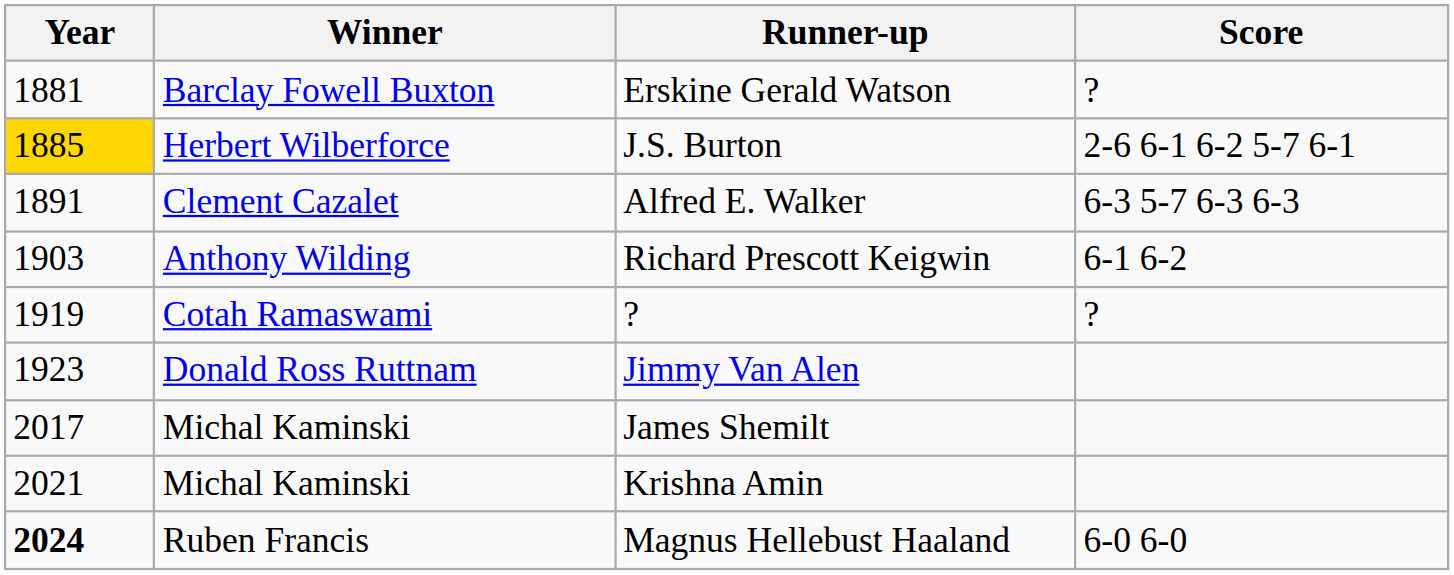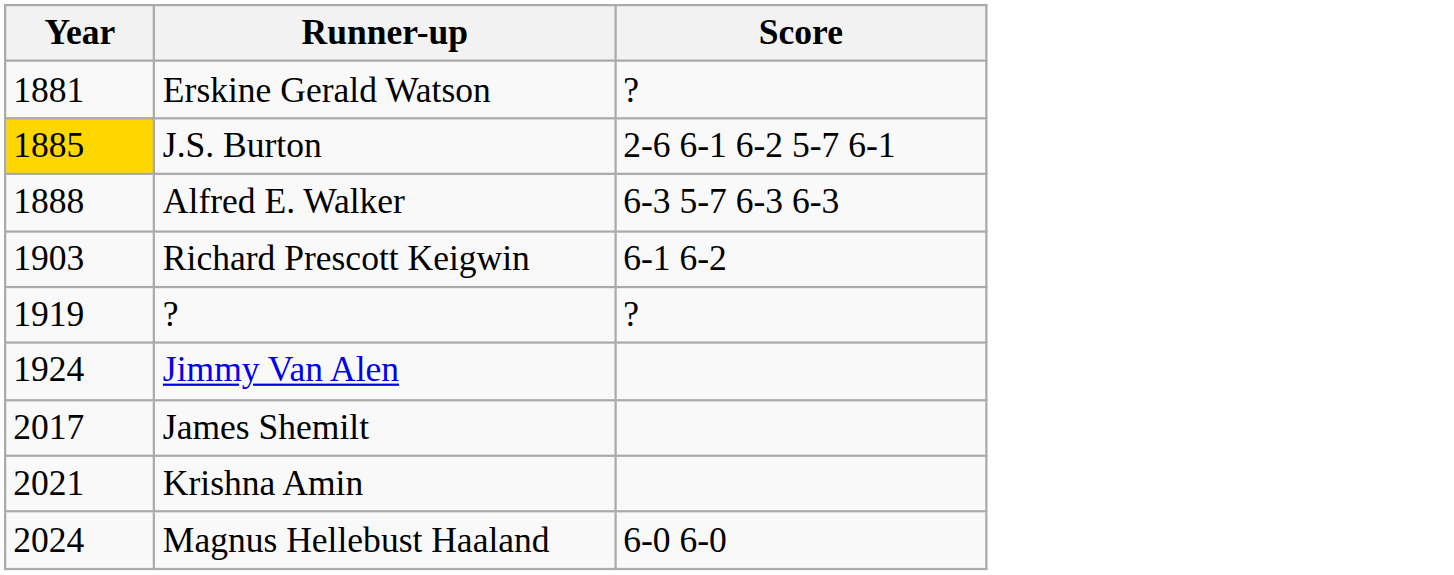- column: (385, 32)
(49, 201) 1891 -> (49, 201) 1888
(49, 370) 1923 -> (49, 370) 1924
(49, 539) bold -> (49, 539) normal
